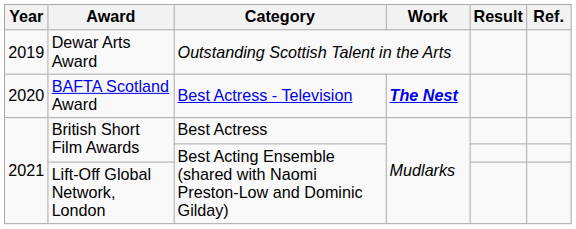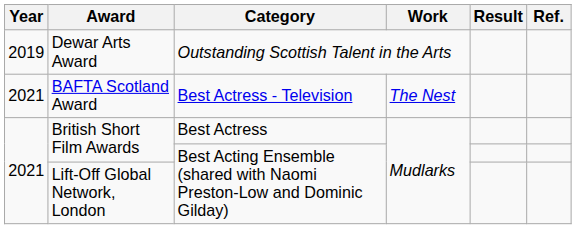(26, 95) 2020 -> (26, 95) 2021
(424, 95) bold -> (422, 95) normal
